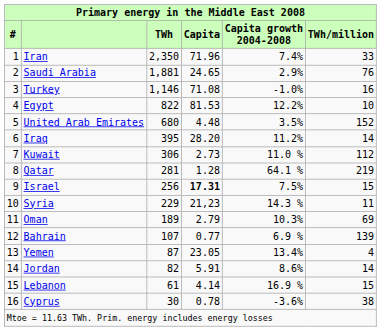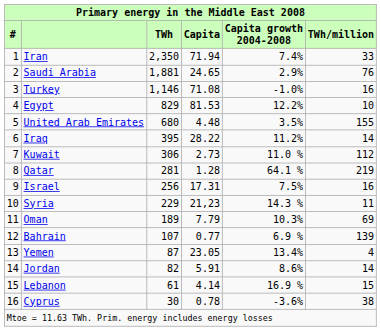(205, 57) 71.96 -> (205, 57) 71.94
(170, 106) 822 -> (170, 106) 829
(365, 122) 152 -> (365, 122) 155
(205, 138) 28.20 -> (205, 138) 28.22
(205, 187) bold -> (205, 187) normal
(368, 187) 15 -> (368, 187) 16
(208, 220) 2.79 -> (208, 220) 7.79
